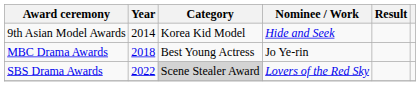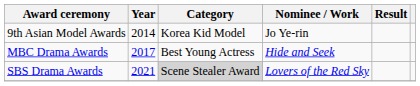(300, 33) Hide and Seek -> (287, 33) Jo Ye-rin
(143, 52) 2018 -> (143, 52) 2017
(287, 52) Jo Ye-rin -> (300, 52) Hide and Seek
(143, 71) 2022 -> (143, 71) 2021
